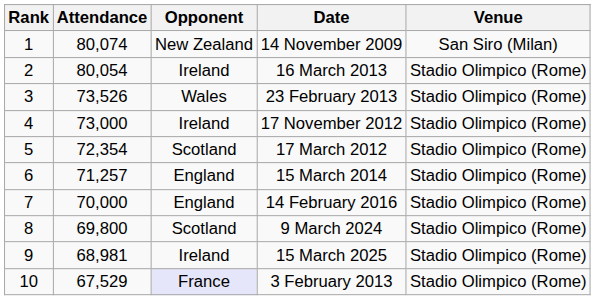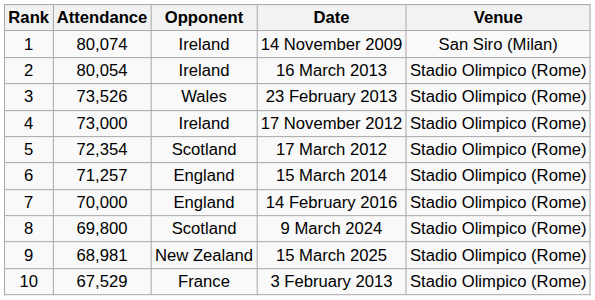(204, 44) New Zealand -> (204, 44) Ireland
(204, 255) Ireland -> (204, 255) New Zealand
(204, 281) lavender background -> (204, 281) no background
